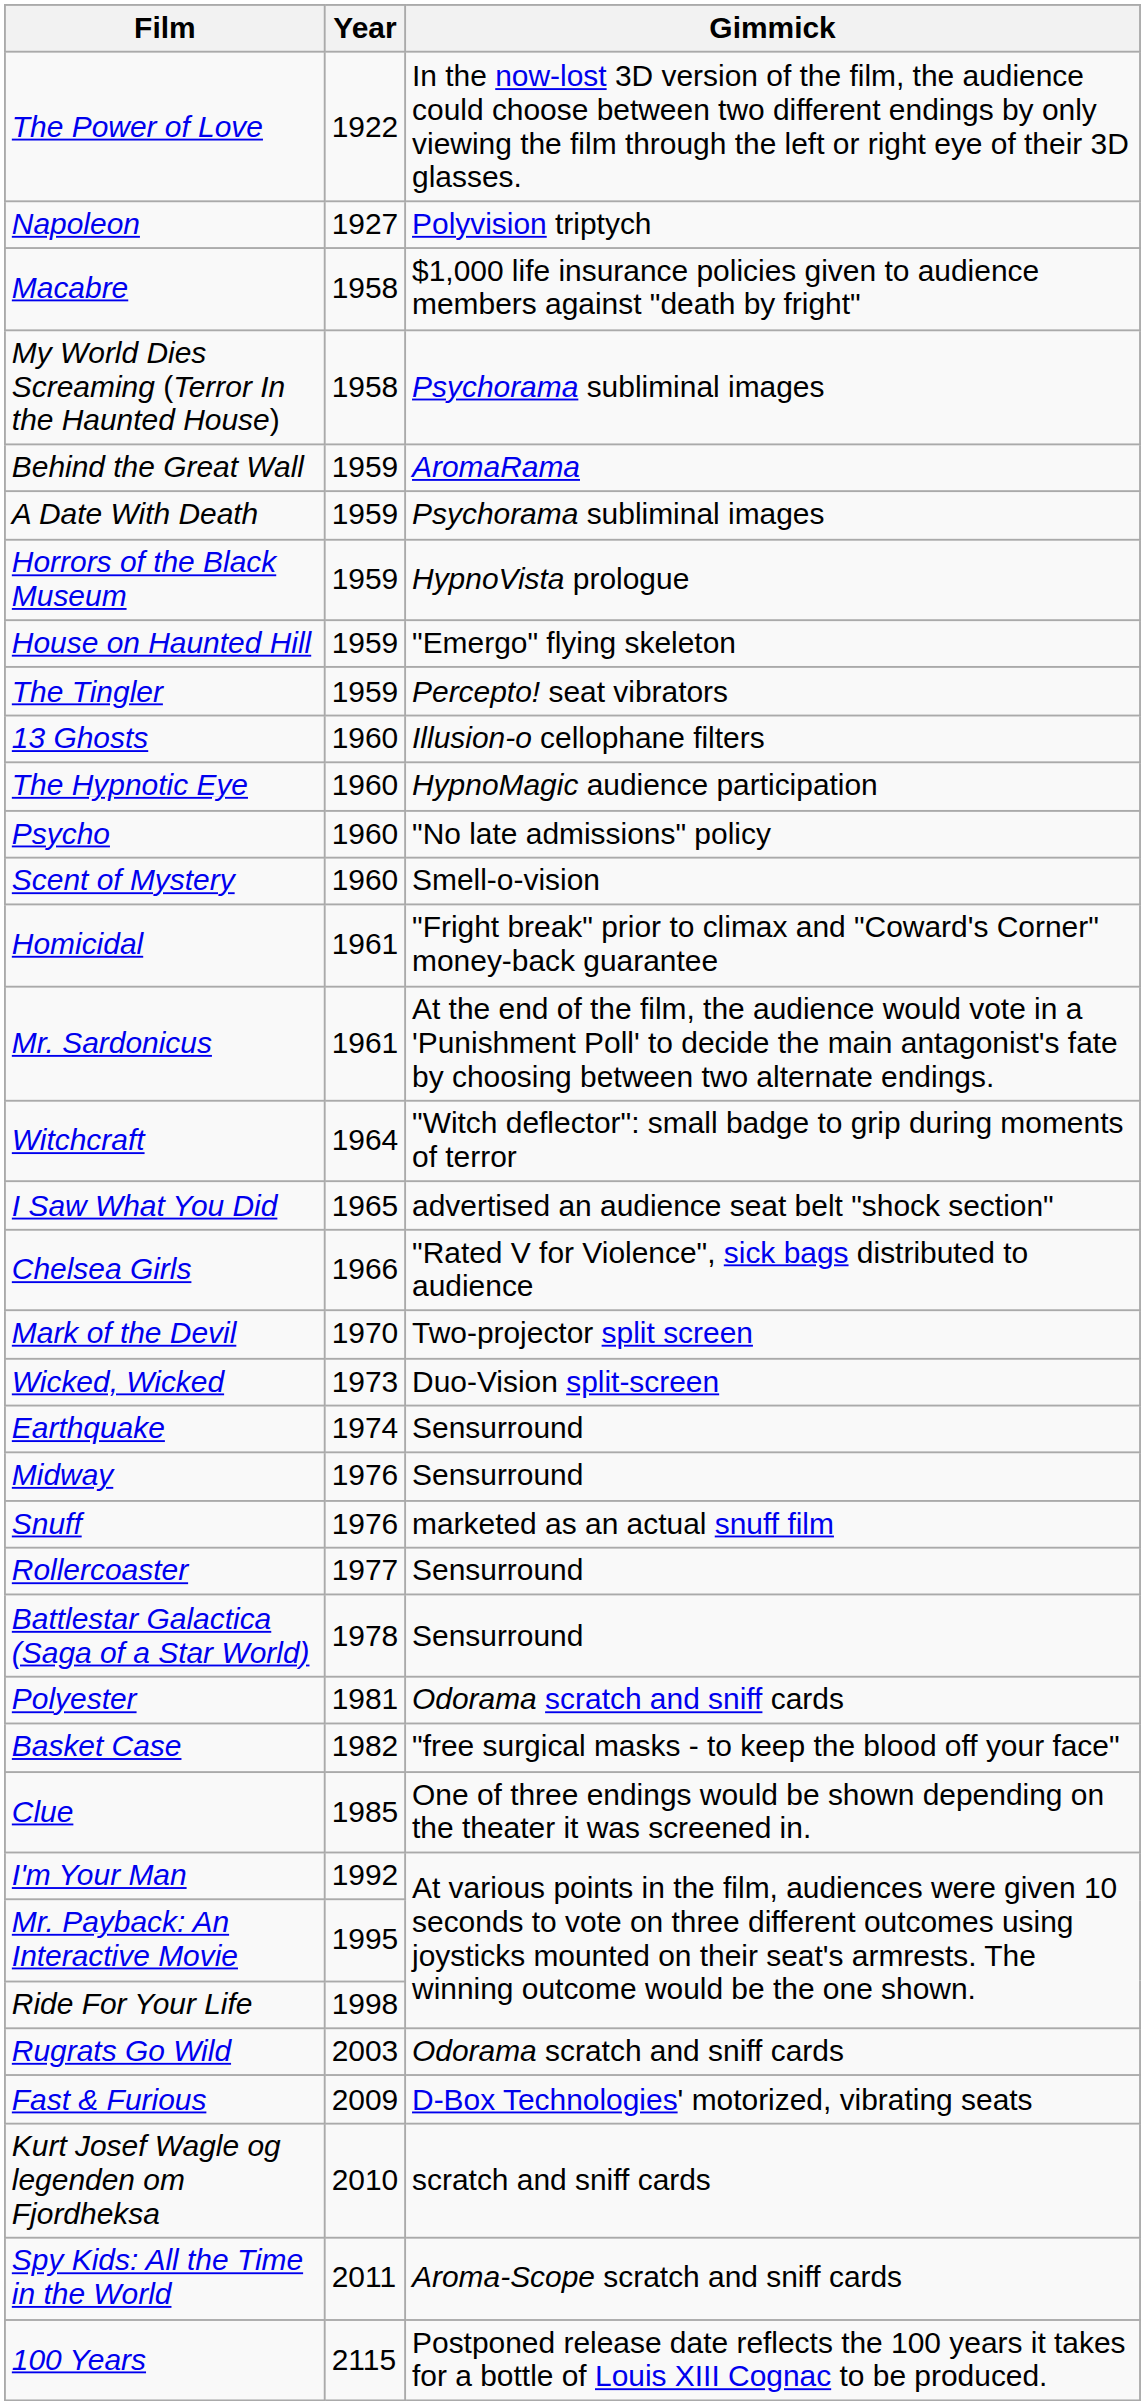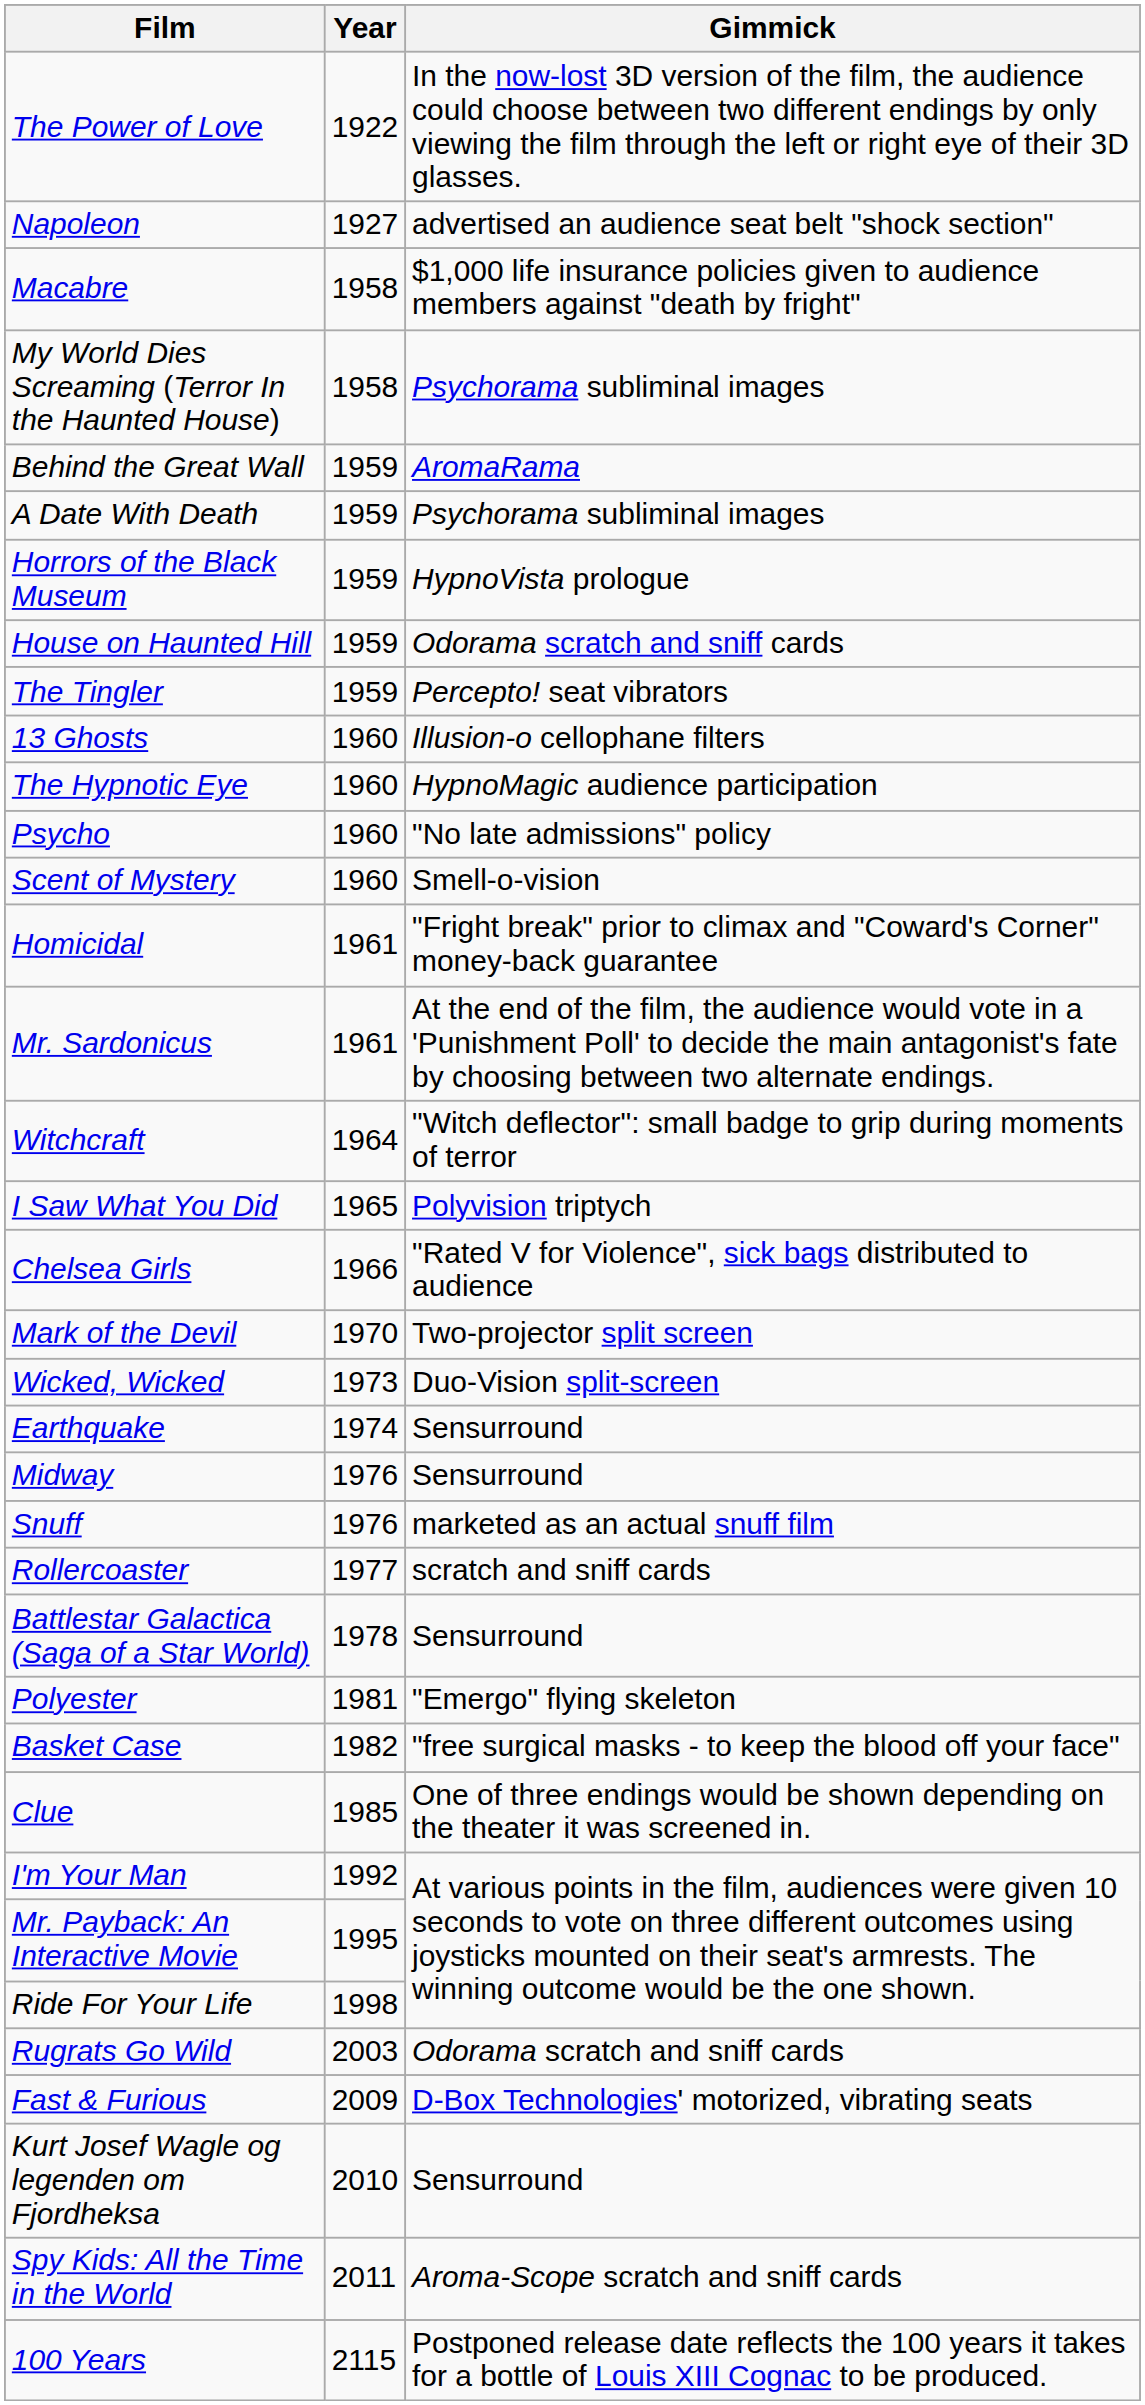(532, 224) Polyvision triptych -> (733, 224) advertised an audience seat belt "shock section"
(574, 643) "Emergo" flying skeleton -> (628, 643) Odorama scratch and sniff cards
(733, 1205) advertised an audience seat belt "shock section" -> (532, 1205) Polyvision triptych
(498, 1570) Sensurround -> (561, 1570) scratch and sniff cards
(628, 1699) Odorama scratch and sniff cards -> (574, 1699) "Emergo" flying skeleton
(561, 2180) scratch and sniff cards -> (498, 2180) Sensurround
